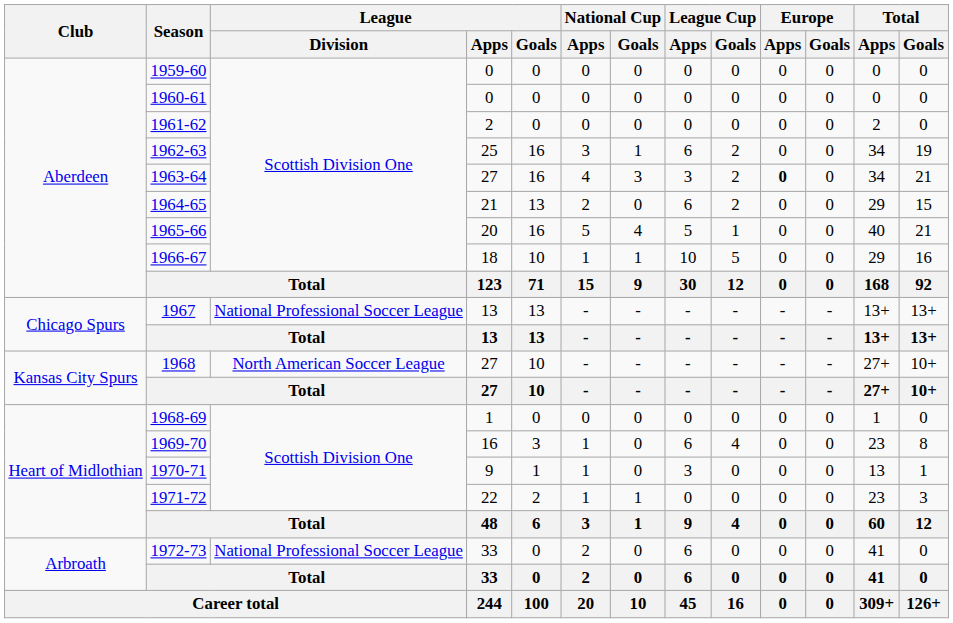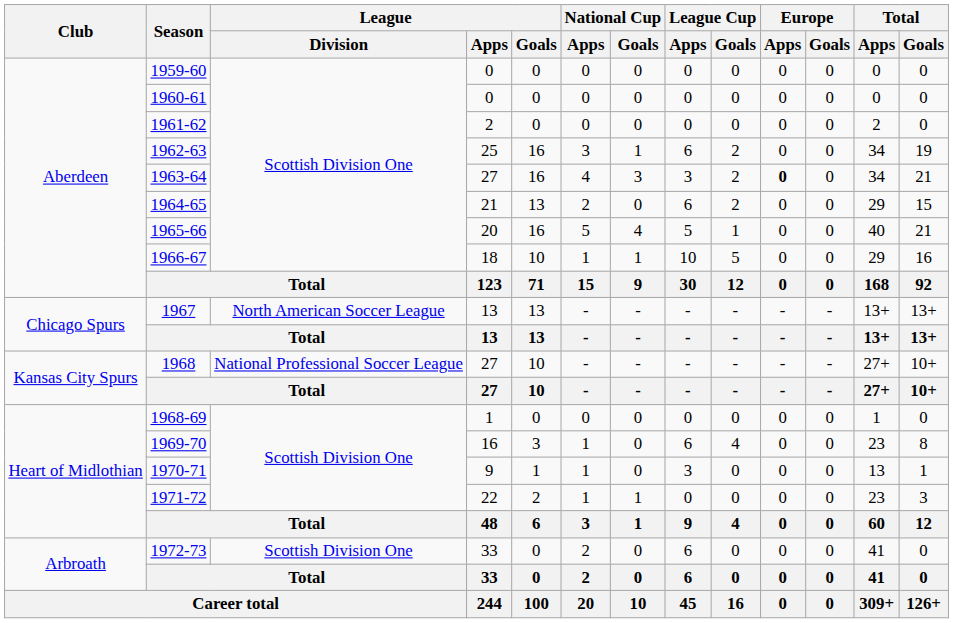(339, 310) National Professional Soccer League -> (339, 310) North American Soccer League
(339, 364) North American Soccer League -> (339, 364) National Professional Soccer League
(339, 550) National Professional Soccer League -> (339, 550) Scottish Division One
